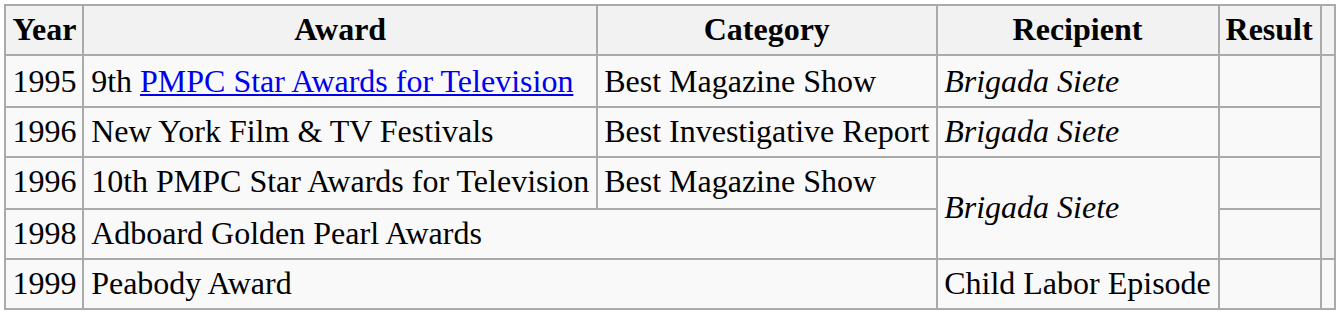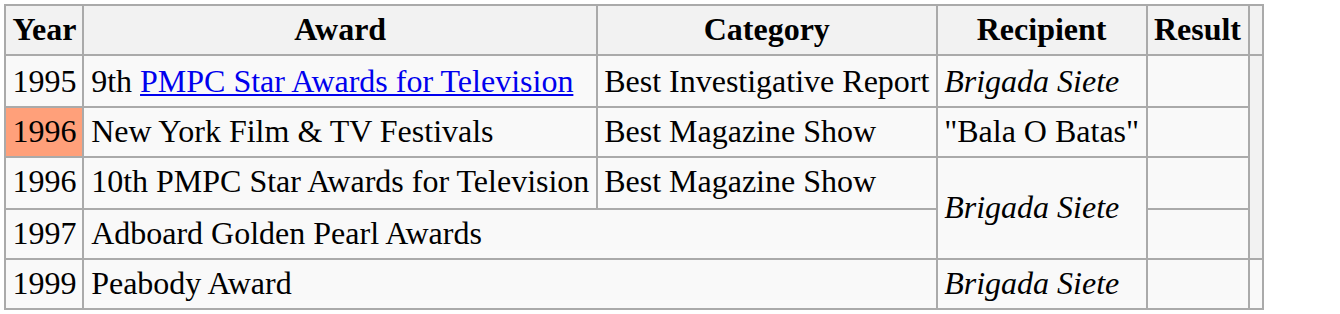(740, 80) Best Magazine Show -> (767, 80) Best Investigative Report
(44, 131) no background -> (44, 131) lightsalmon background
(767, 131) Best Investigative Report -> (740, 131) Best Magazine Show
(1032, 131) Brigada Siete -> (1042, 131) "Bala O Batas"
(44, 232) 1998 -> (44, 232) 1997
(1077, 283) Child Labor Episode -> (1032, 283) Brigada Siete
